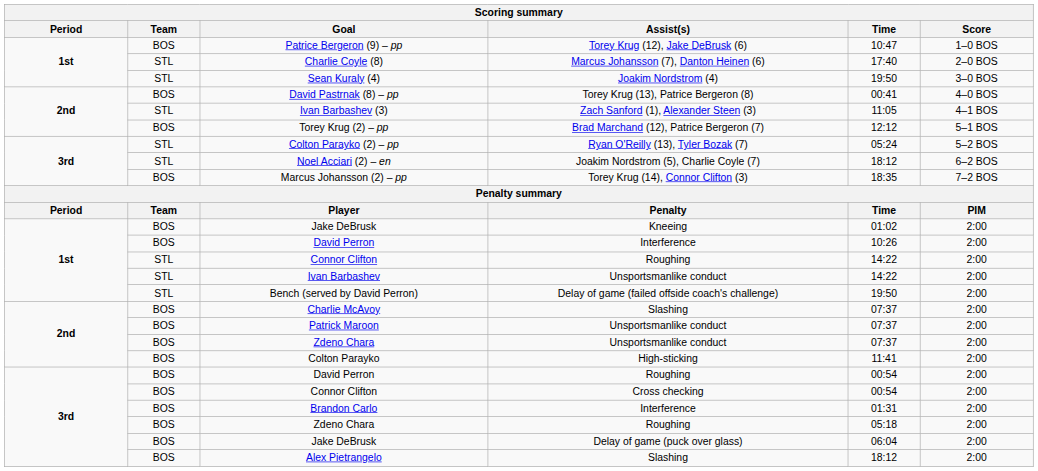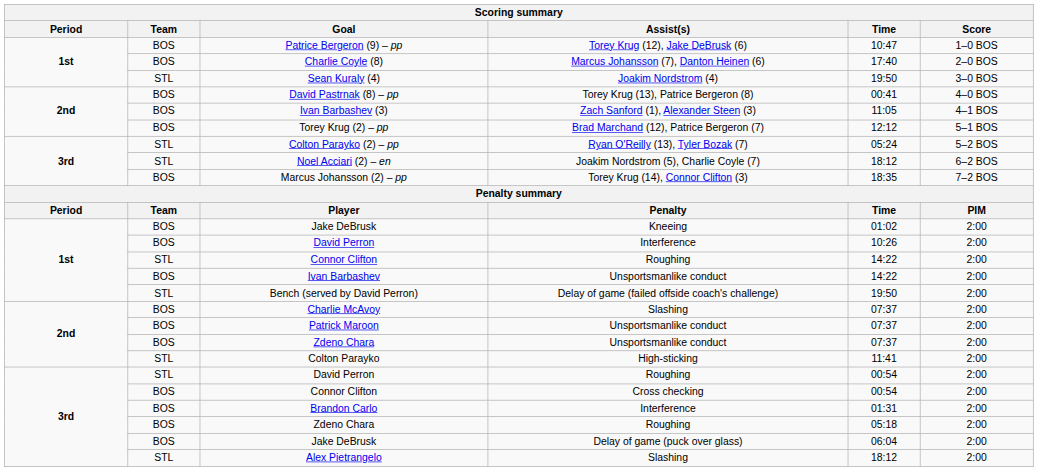(164, 62) STL -> (164, 62) BOS
(164, 111) STL -> (164, 111) BOS
(164, 276) STL -> (164, 276) BOS
(164, 359) BOS -> (164, 359) STL
(164, 375) BOS -> (164, 375) STL
(164, 458) BOS -> (164, 458) STL
